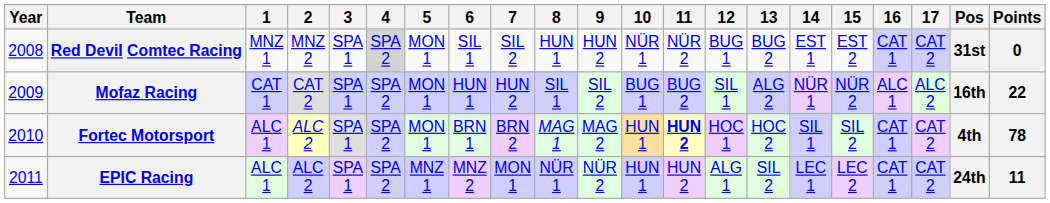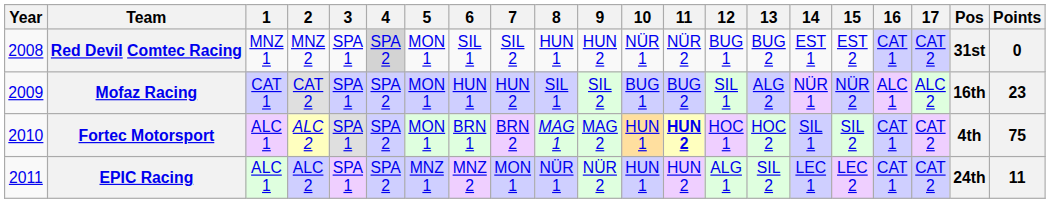(1017, 92) 22 -> (1017, 92) 23
(1017, 135) 78 -> (1017, 135) 75
